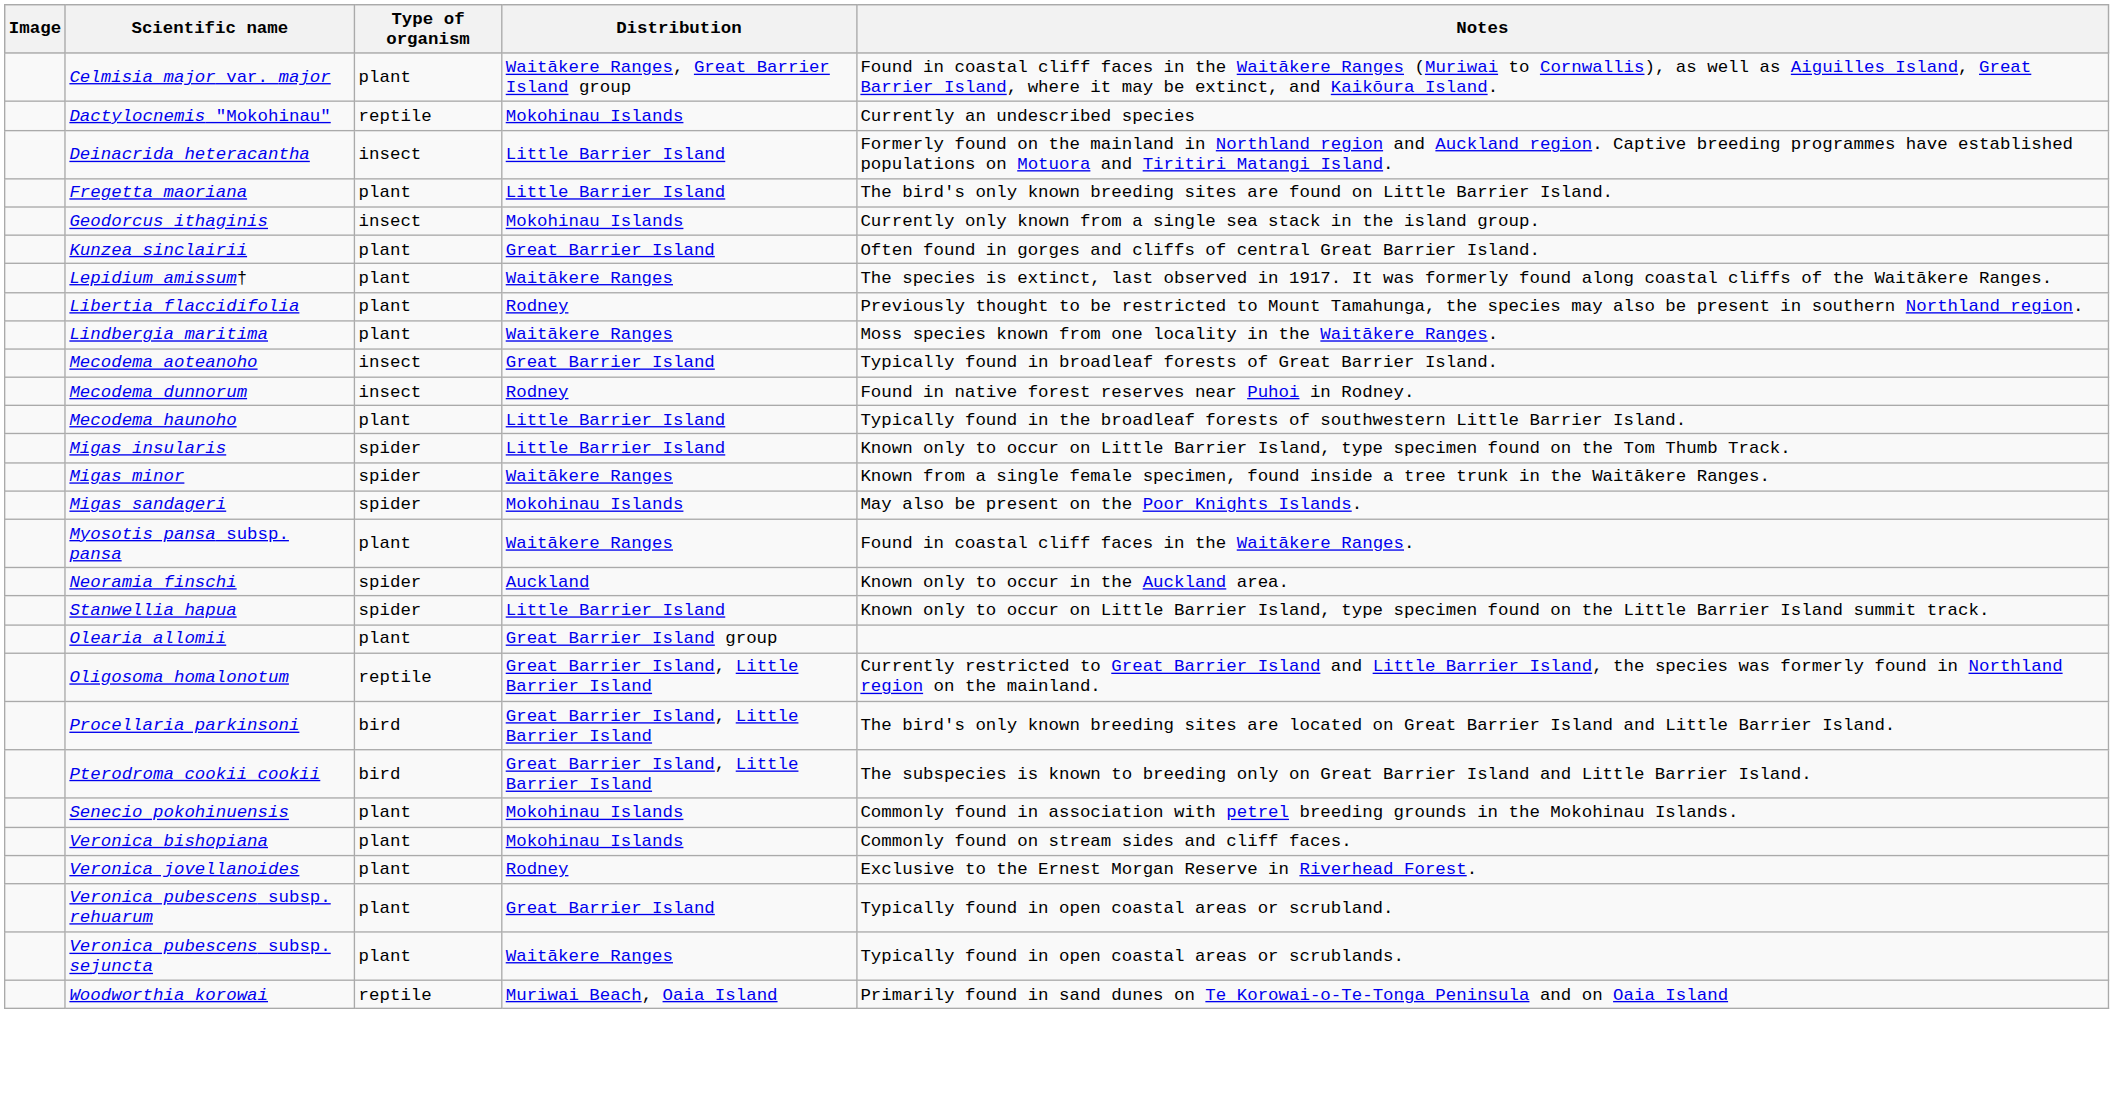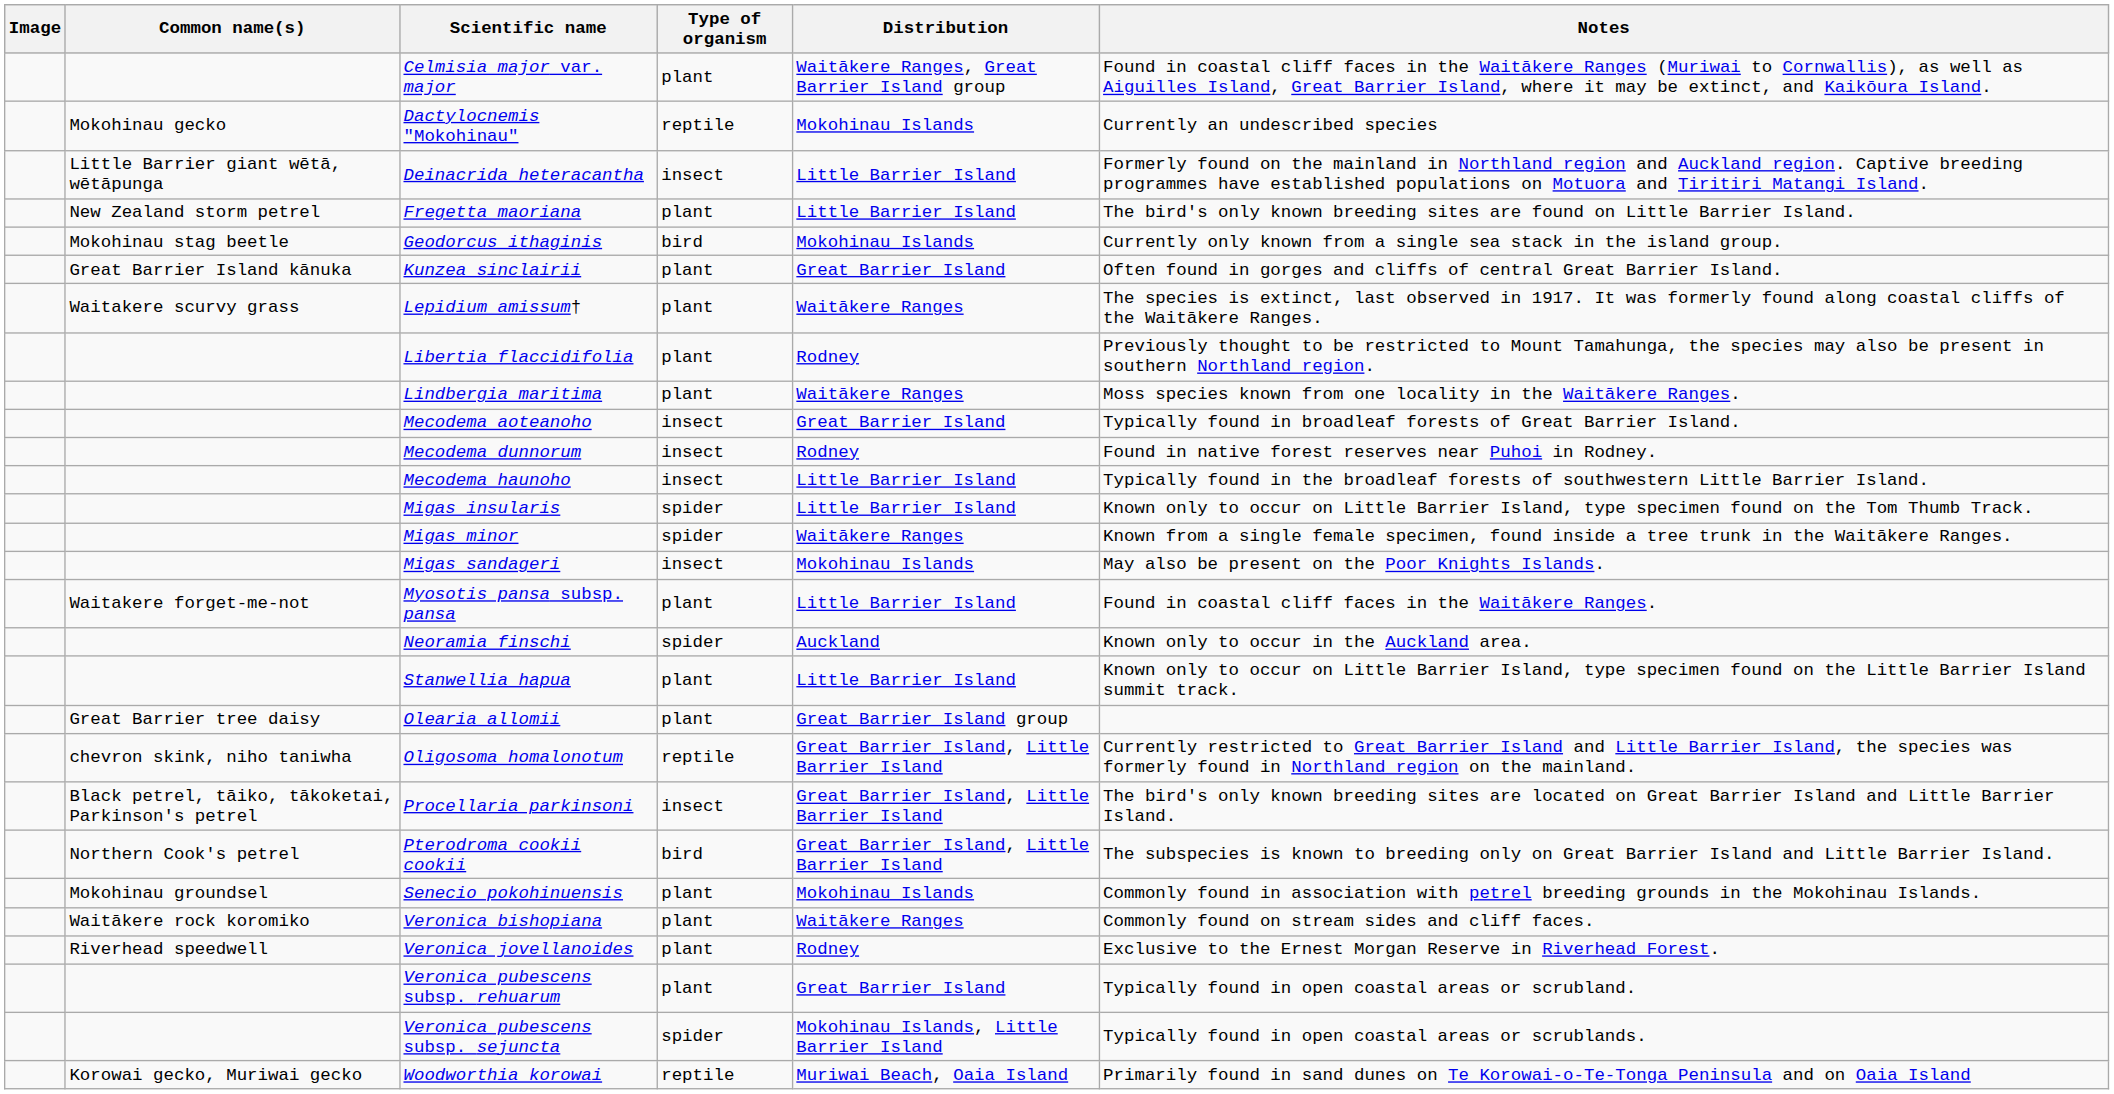+ column: (232, 29)
(390, 221) insect -> (682, 241) bird
(385, 420) plant -> (693, 480) insect
(390, 505) spider -> (693, 565) insect
(589, 543) Waitākere Ranges -> (906, 604) Little Barrier Island
(390, 610) spider -> (687, 681) plant
(379, 726) bird -> (693, 806) insect
(595, 841) Mokohinau Islands -> (880, 921) Waitākere Ranges
(385, 956) plant -> (693, 1037) spider
(589, 956) Waitākere Ranges -> (927, 1037) Mokohinau Islands, Little Barrier Island
